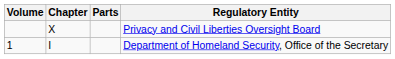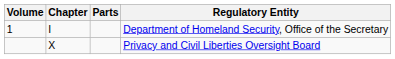rows swapped: (256, 45) <-> (222, 29)
